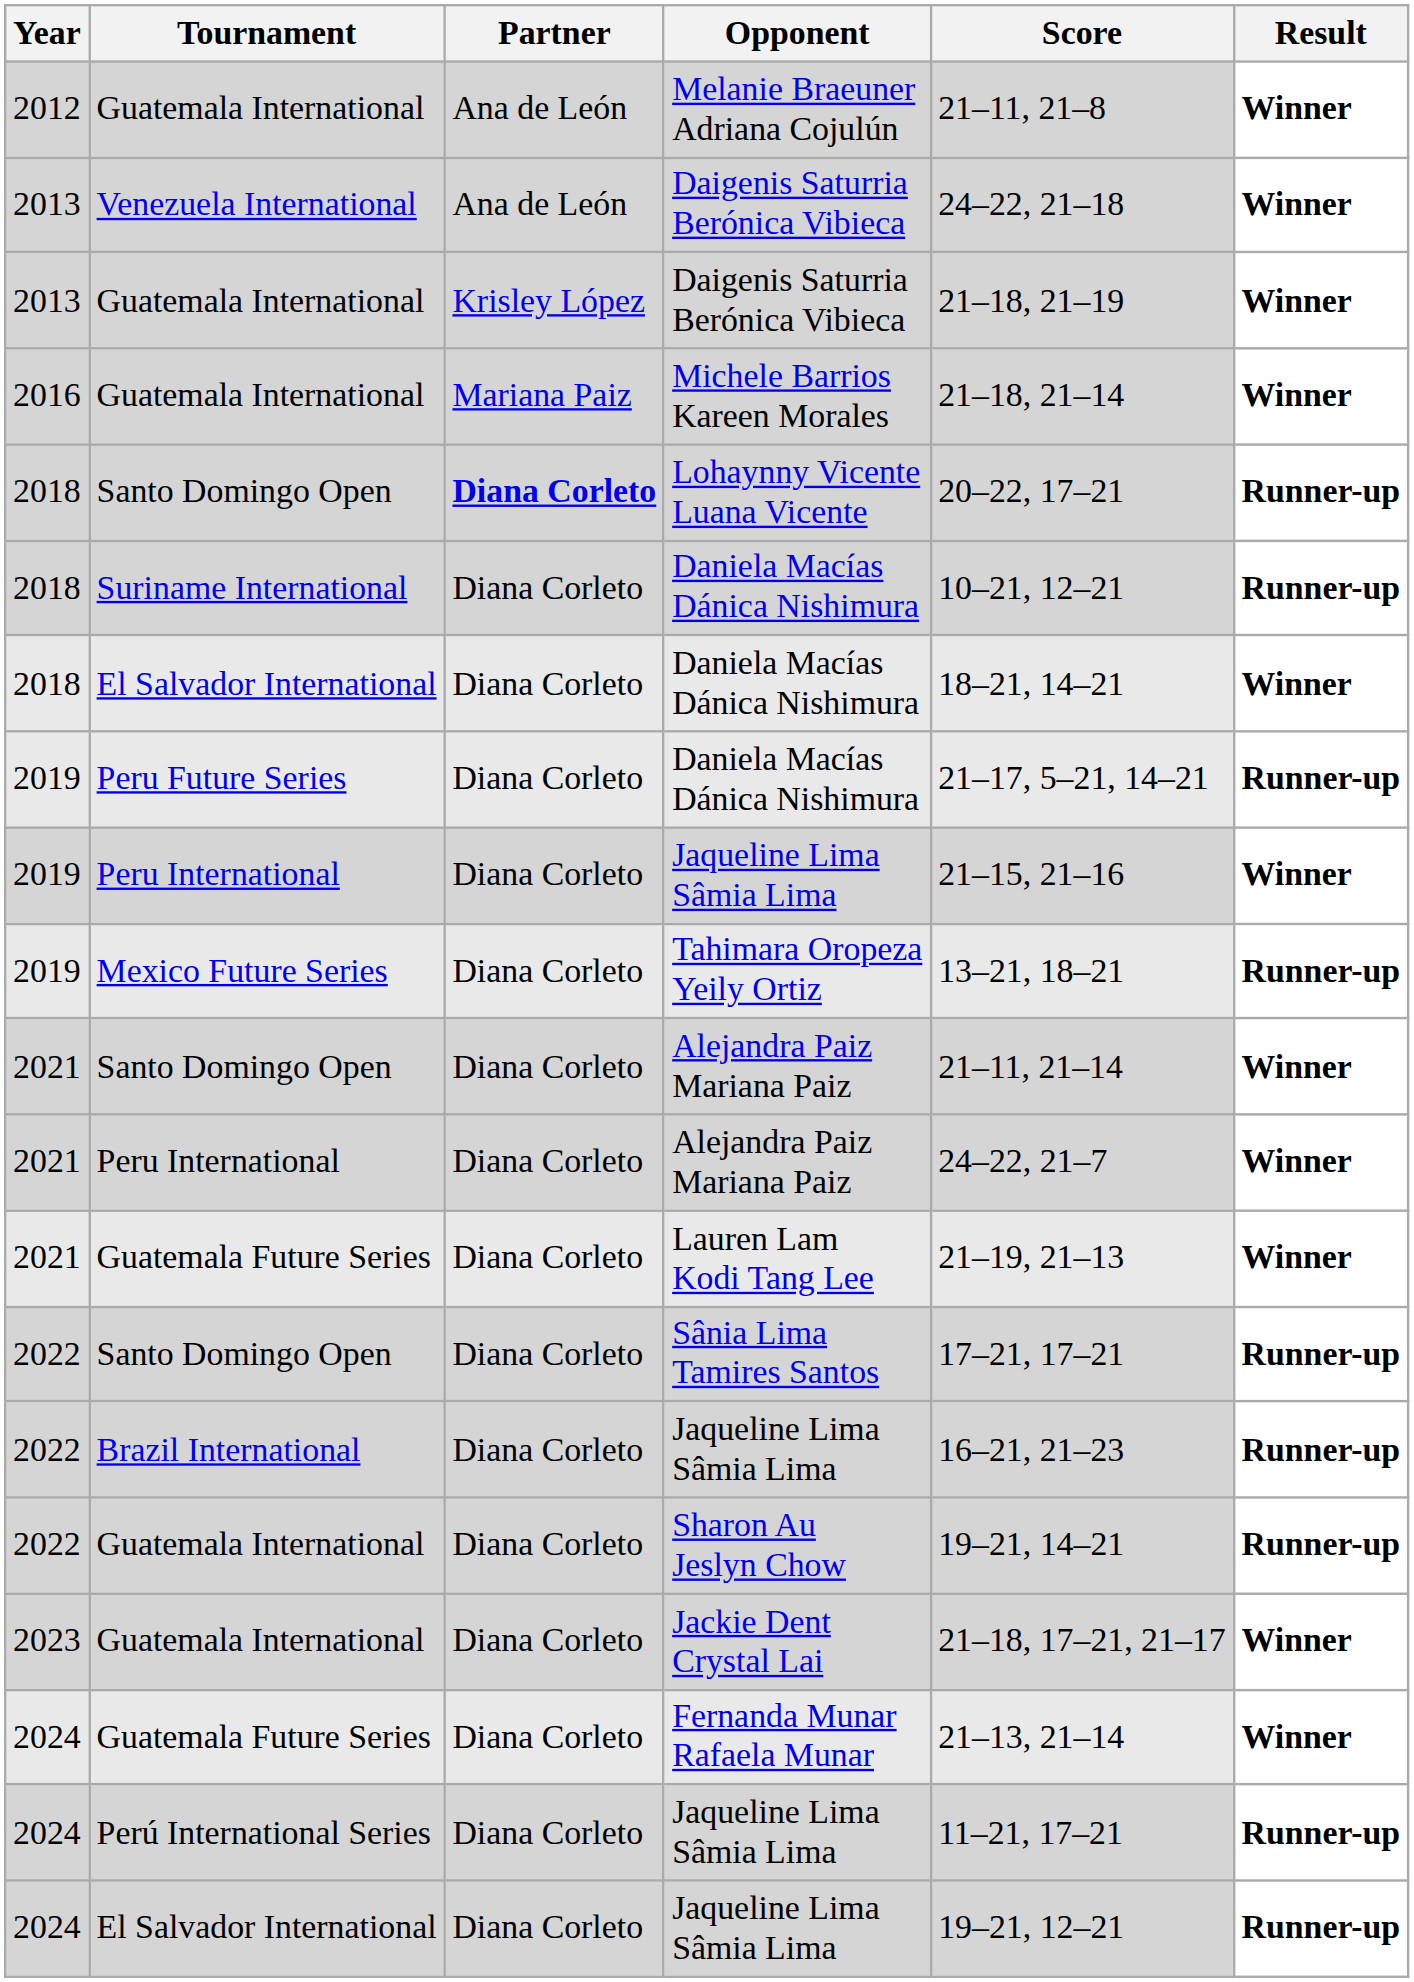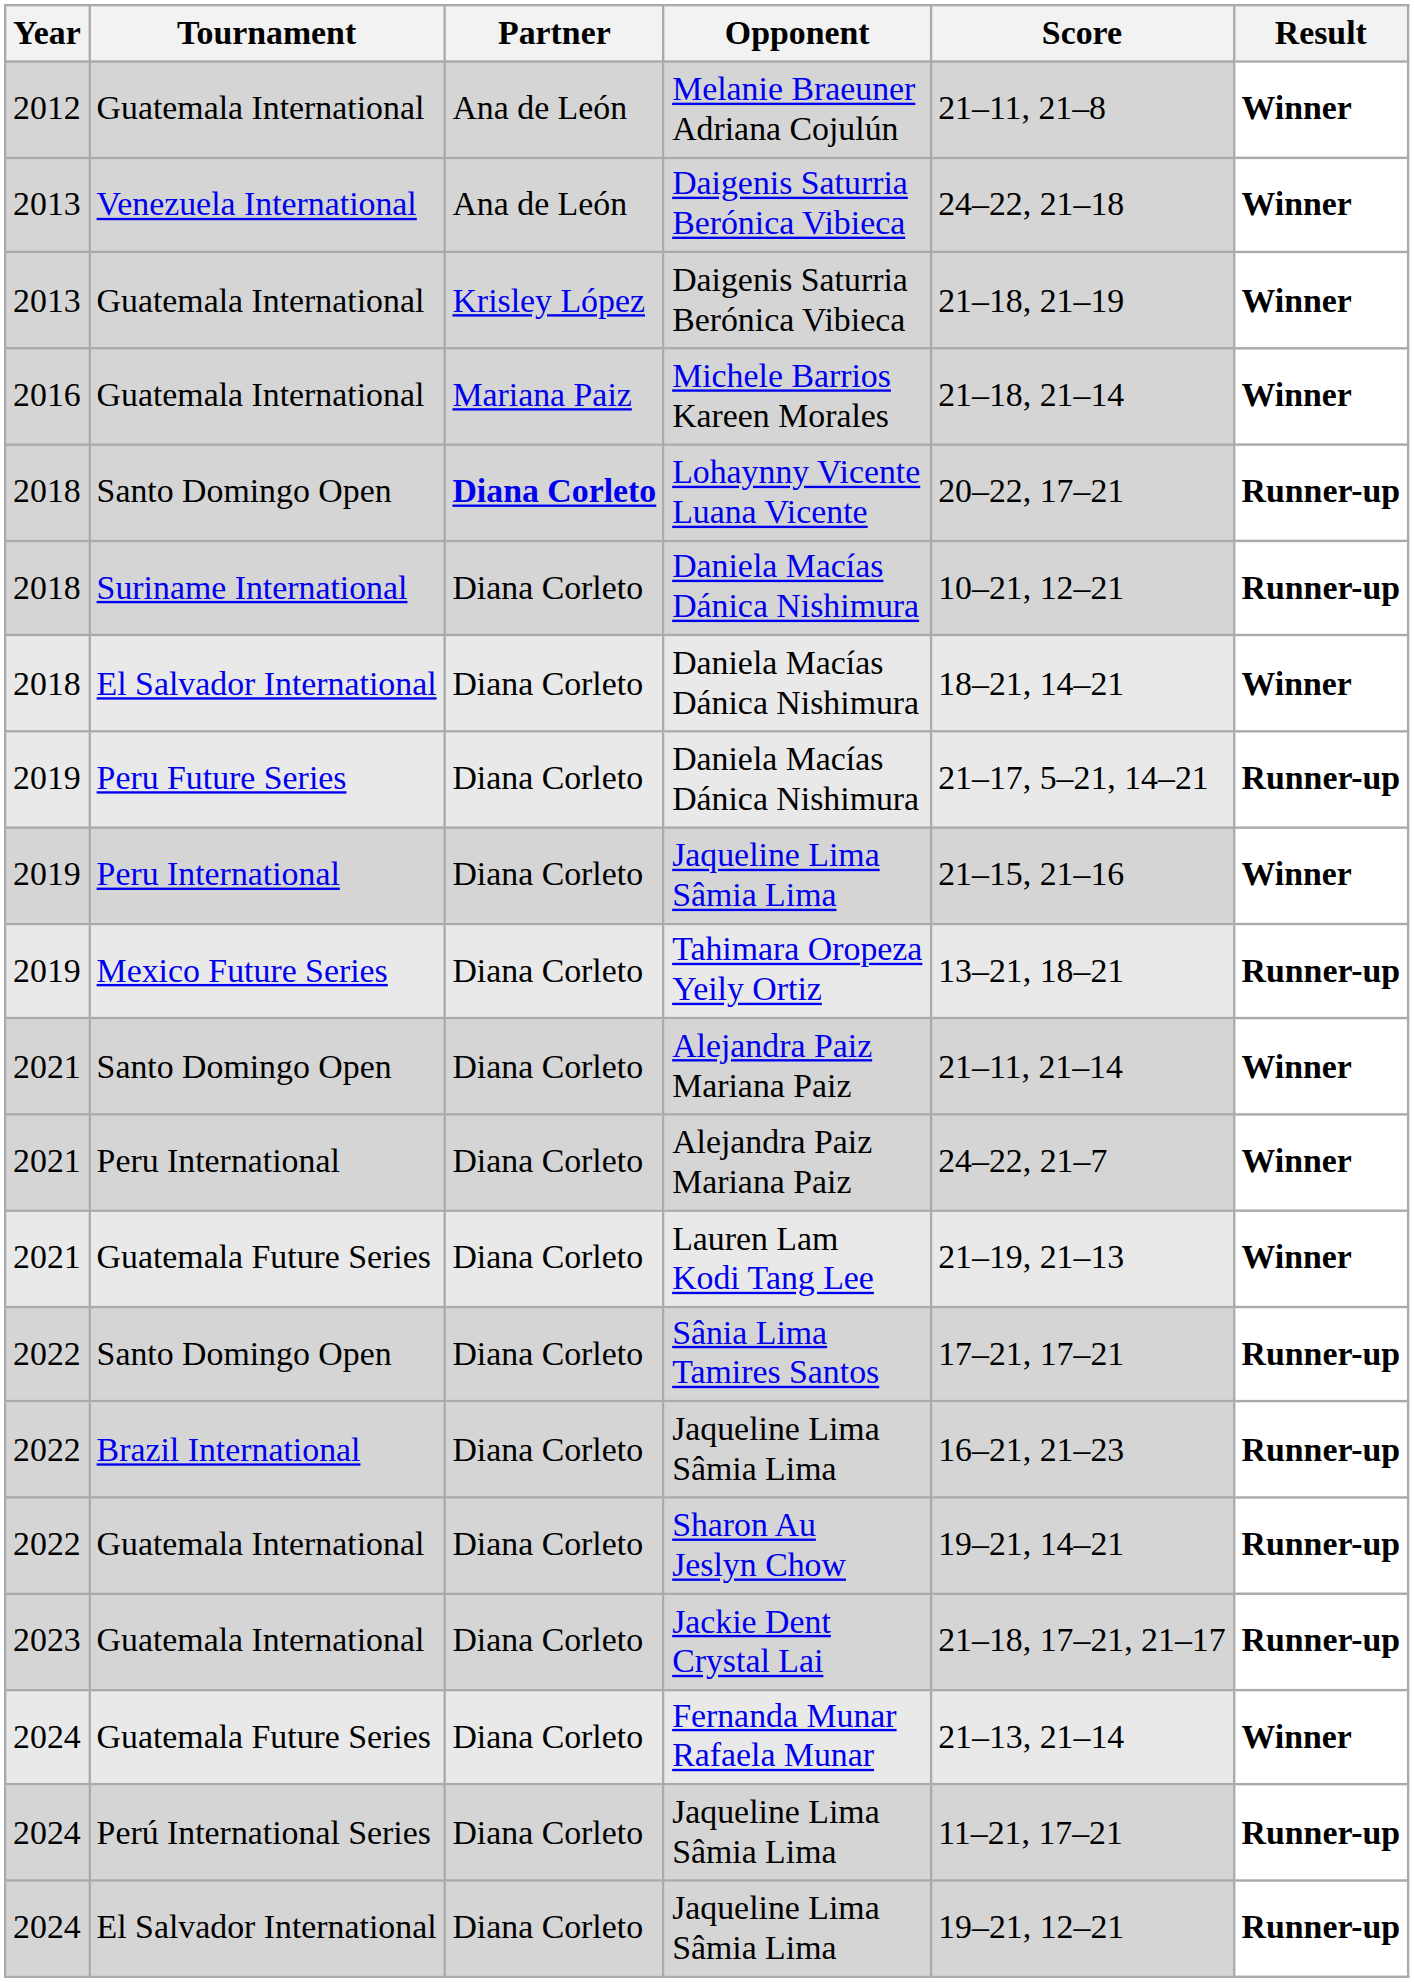(1297, 1640) Winner -> (1321, 1640) Runner-up
